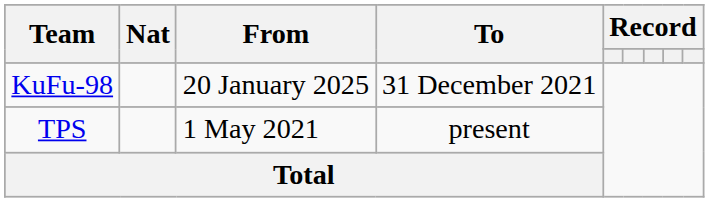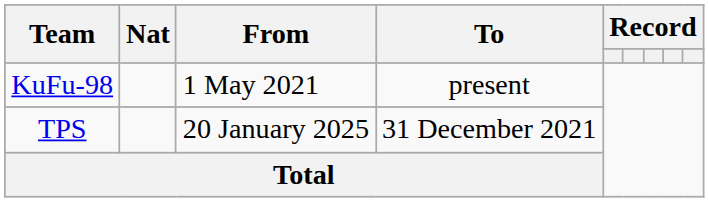(276, 84) 20 January 2025 -> (251, 84) 1 May 2021
(489, 84) 31 December 2021 -> (489, 84) present
(251, 129) 1 May 2021 -> (276, 129) 20 January 2025
(489, 129) present -> (489, 129) 31 December 2021
